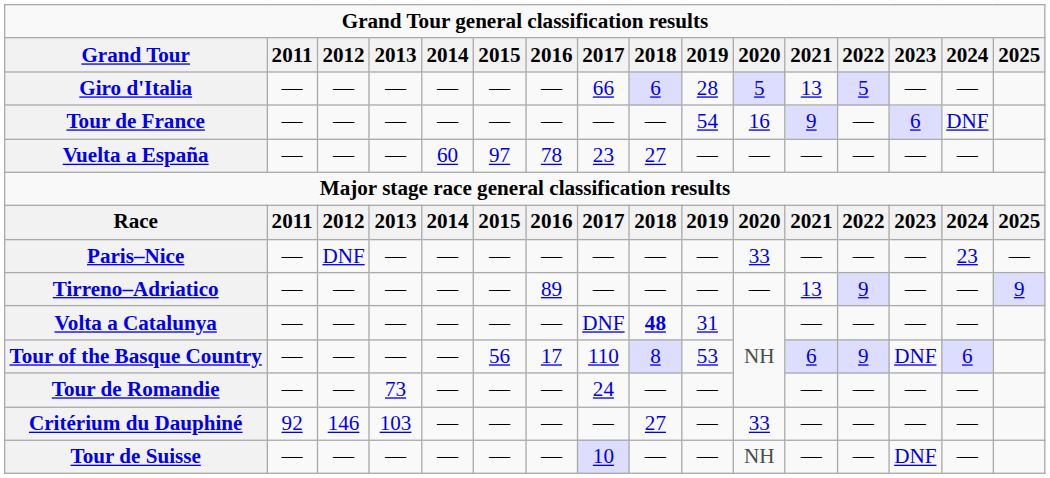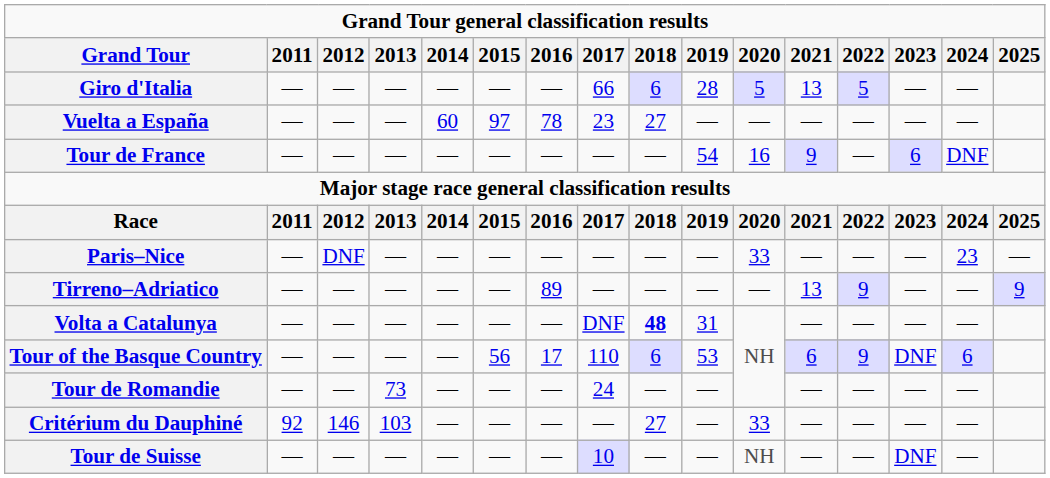rows swapped: (136, 121) <-> (136, 155)
(655, 356) 8 -> (655, 356) 6
